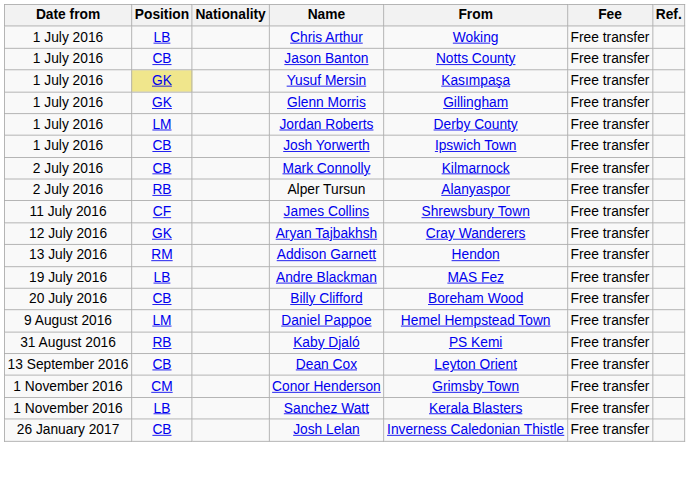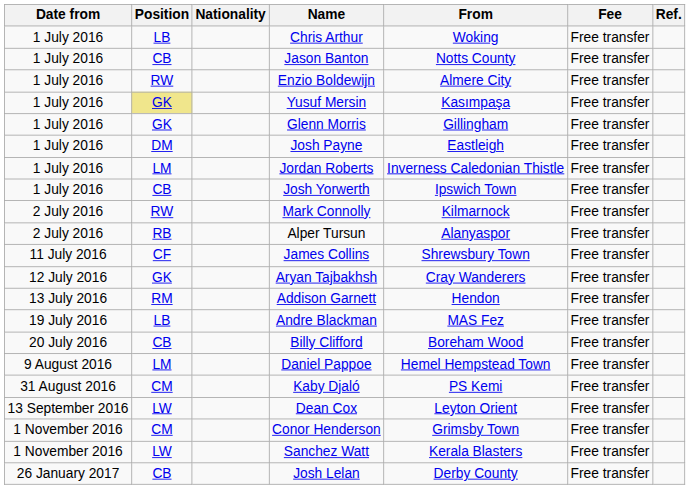+ row: (326, 80)
+ row: (326, 146)
(476, 124) Derby County -> (476, 168) Inverness Caledonian Thistle
(162, 168) CB -> (162, 211) RW
(162, 342) RB -> (162, 386) CM
(162, 364) CB -> (162, 408) LW
(162, 408) LB -> (162, 451) LW
(476, 430) Inverness Caledonian Thistle -> (476, 473) Derby County
